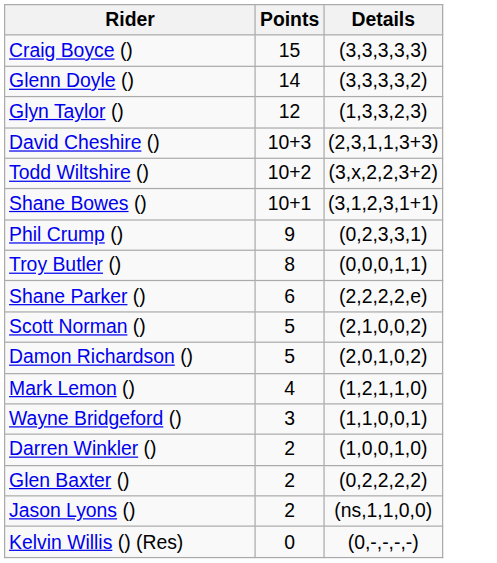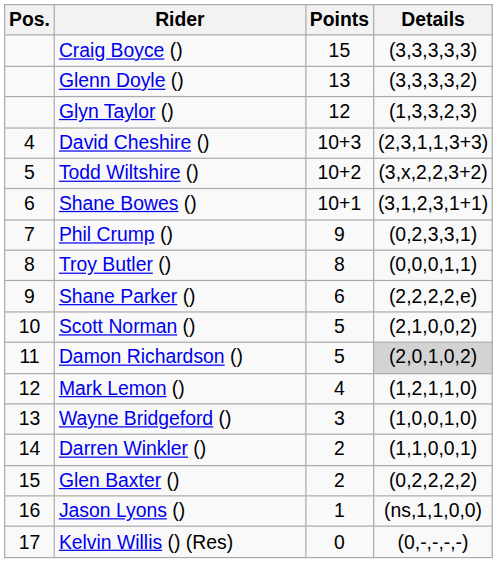+ column: (30, 19)
(290, 81) 14 -> (339, 81) 13
(383, 357) no background -> (433, 357) lightgrey background
(383, 419) (1,1,0,0,1) -> (433, 419) (1,0,0,1,0)
(383, 449) (1,0,0,1,0) -> (433, 449) (1,1,0,0,1)
(290, 511) 2 -> (339, 511) 1
